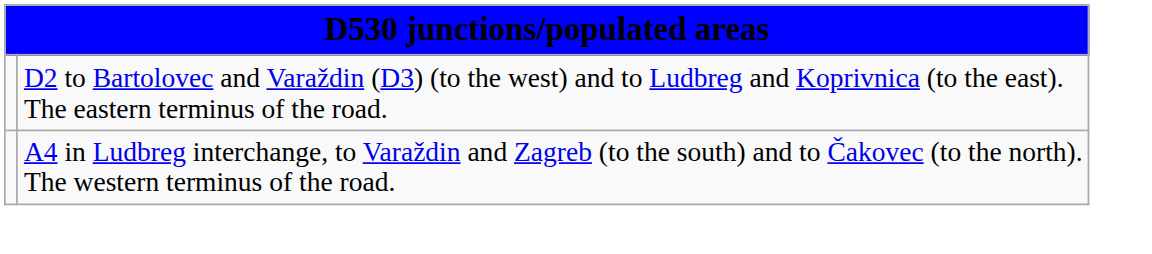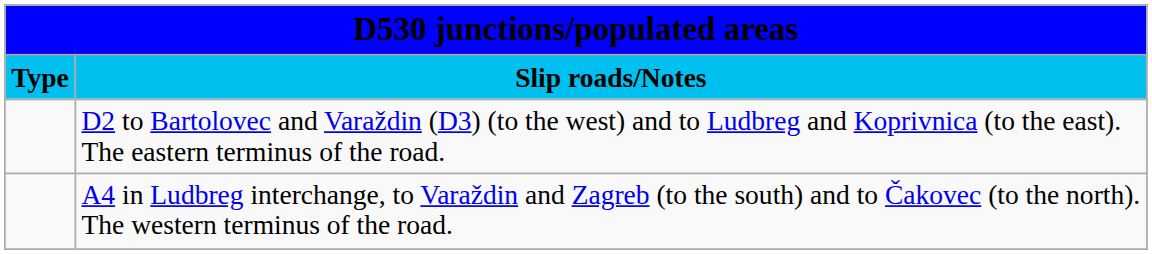+ row: (611, 76)
